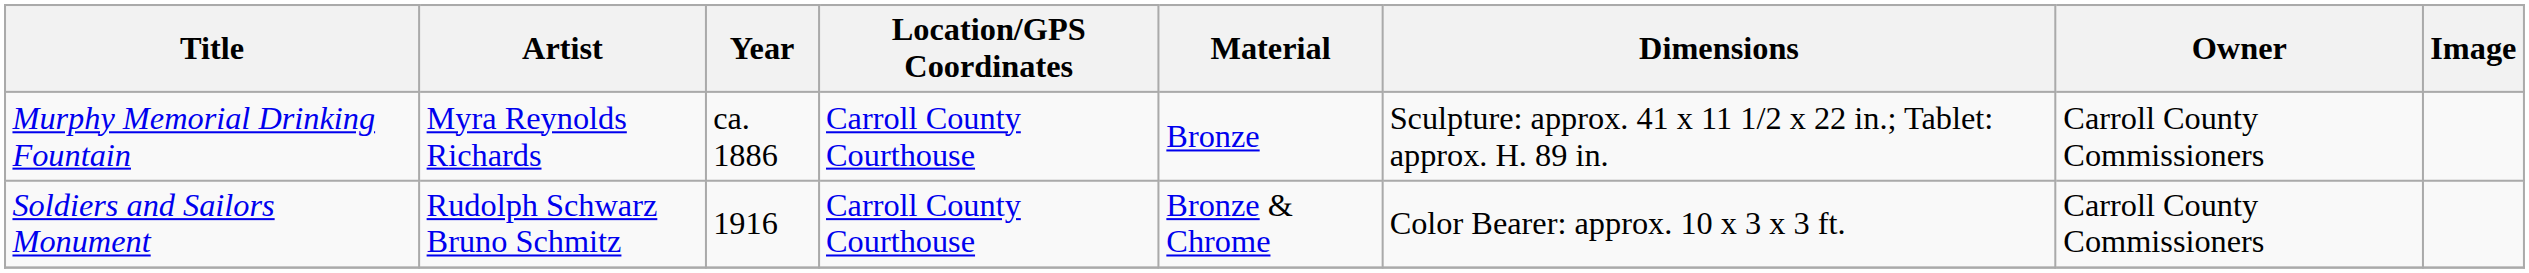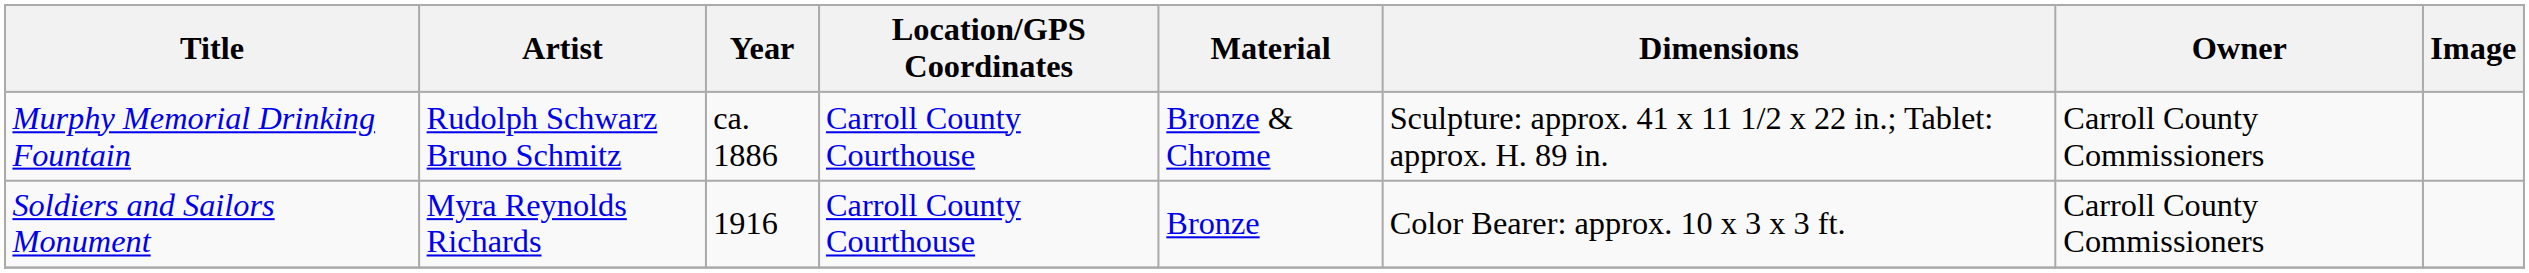(527, 135) Myra Reynolds Richards -> (542, 135) Rudolph Schwarz Bruno Schmitz
(1213, 135) Bronze -> (1230, 135) Bronze & Chrome
(542, 223) Rudolph Schwarz Bruno Schmitz -> (527, 223) Myra Reynolds Richards
(1230, 223) Bronze & Chrome -> (1213, 223) Bronze
